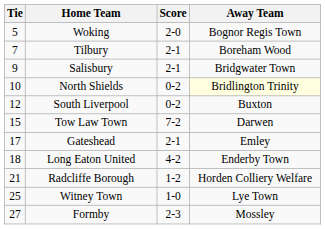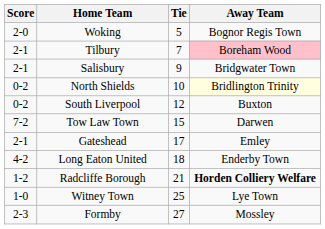columns swapped: (15, 13) <-> (173, 13)
(255, 50) no background -> (255, 50) pink background
(255, 178) normal -> (255, 178) bold
